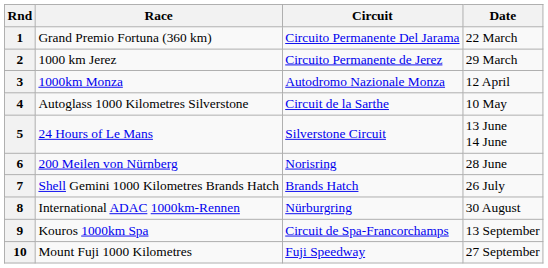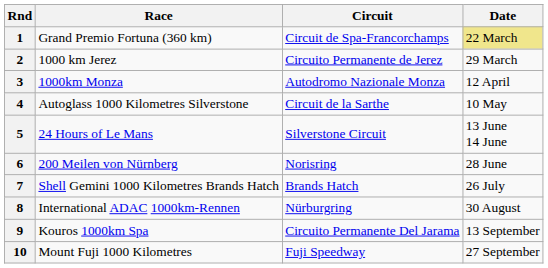(372, 38) Circuito Permanente Del Jarama -> (367, 38) Circuit de Spa-Francorchamps
(492, 38) no background -> (492, 38) khaki background
(367, 230) Circuit de Spa-Francorchamps -> (372, 230) Circuito Permanente Del Jarama
